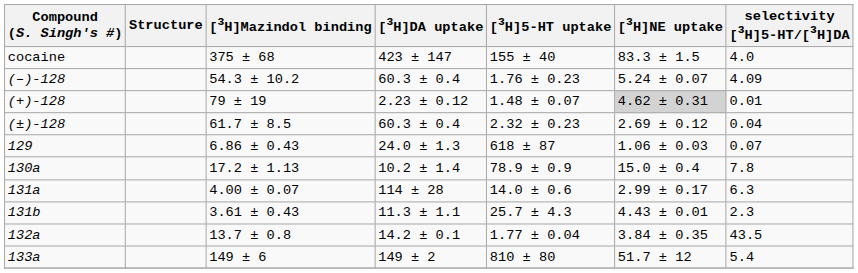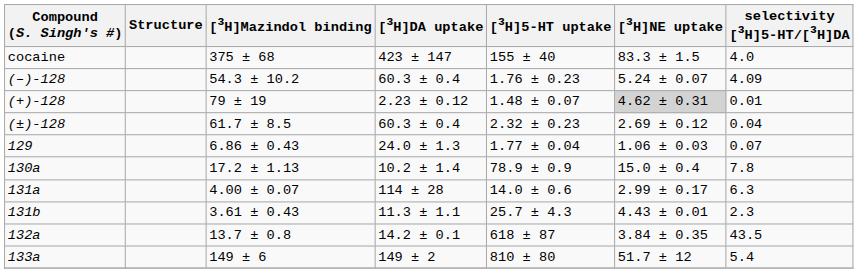(523, 146) 618 ± 87 -> (535, 146) 1.77 ± 0.04
(535, 235) 1.77 ± 0.04 -> (523, 235) 618 ± 87
